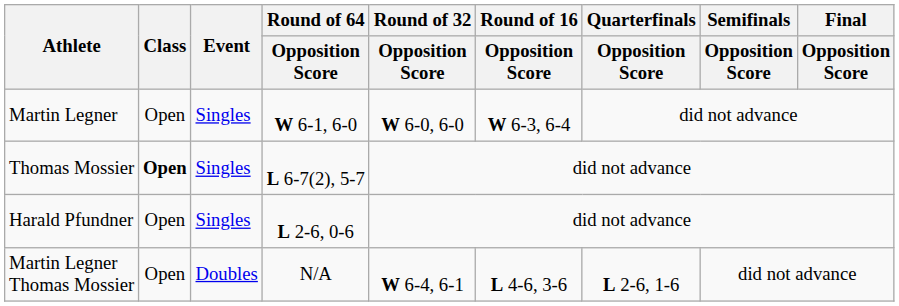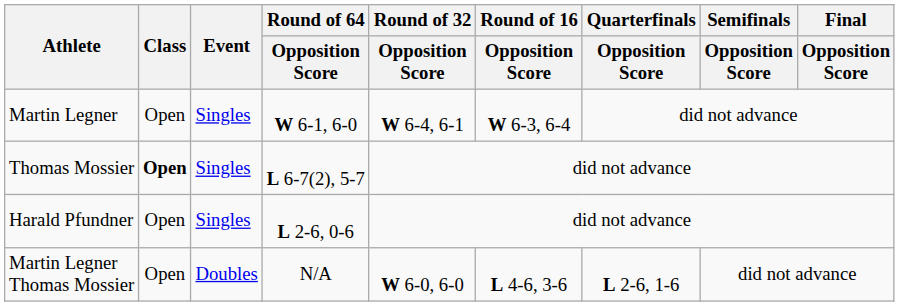(422, 126) W 6-0, 6-0 -> (422, 126) W 6-4, 6-1
(422, 285) W 6-4, 6-1 -> (422, 285) W 6-0, 6-0
